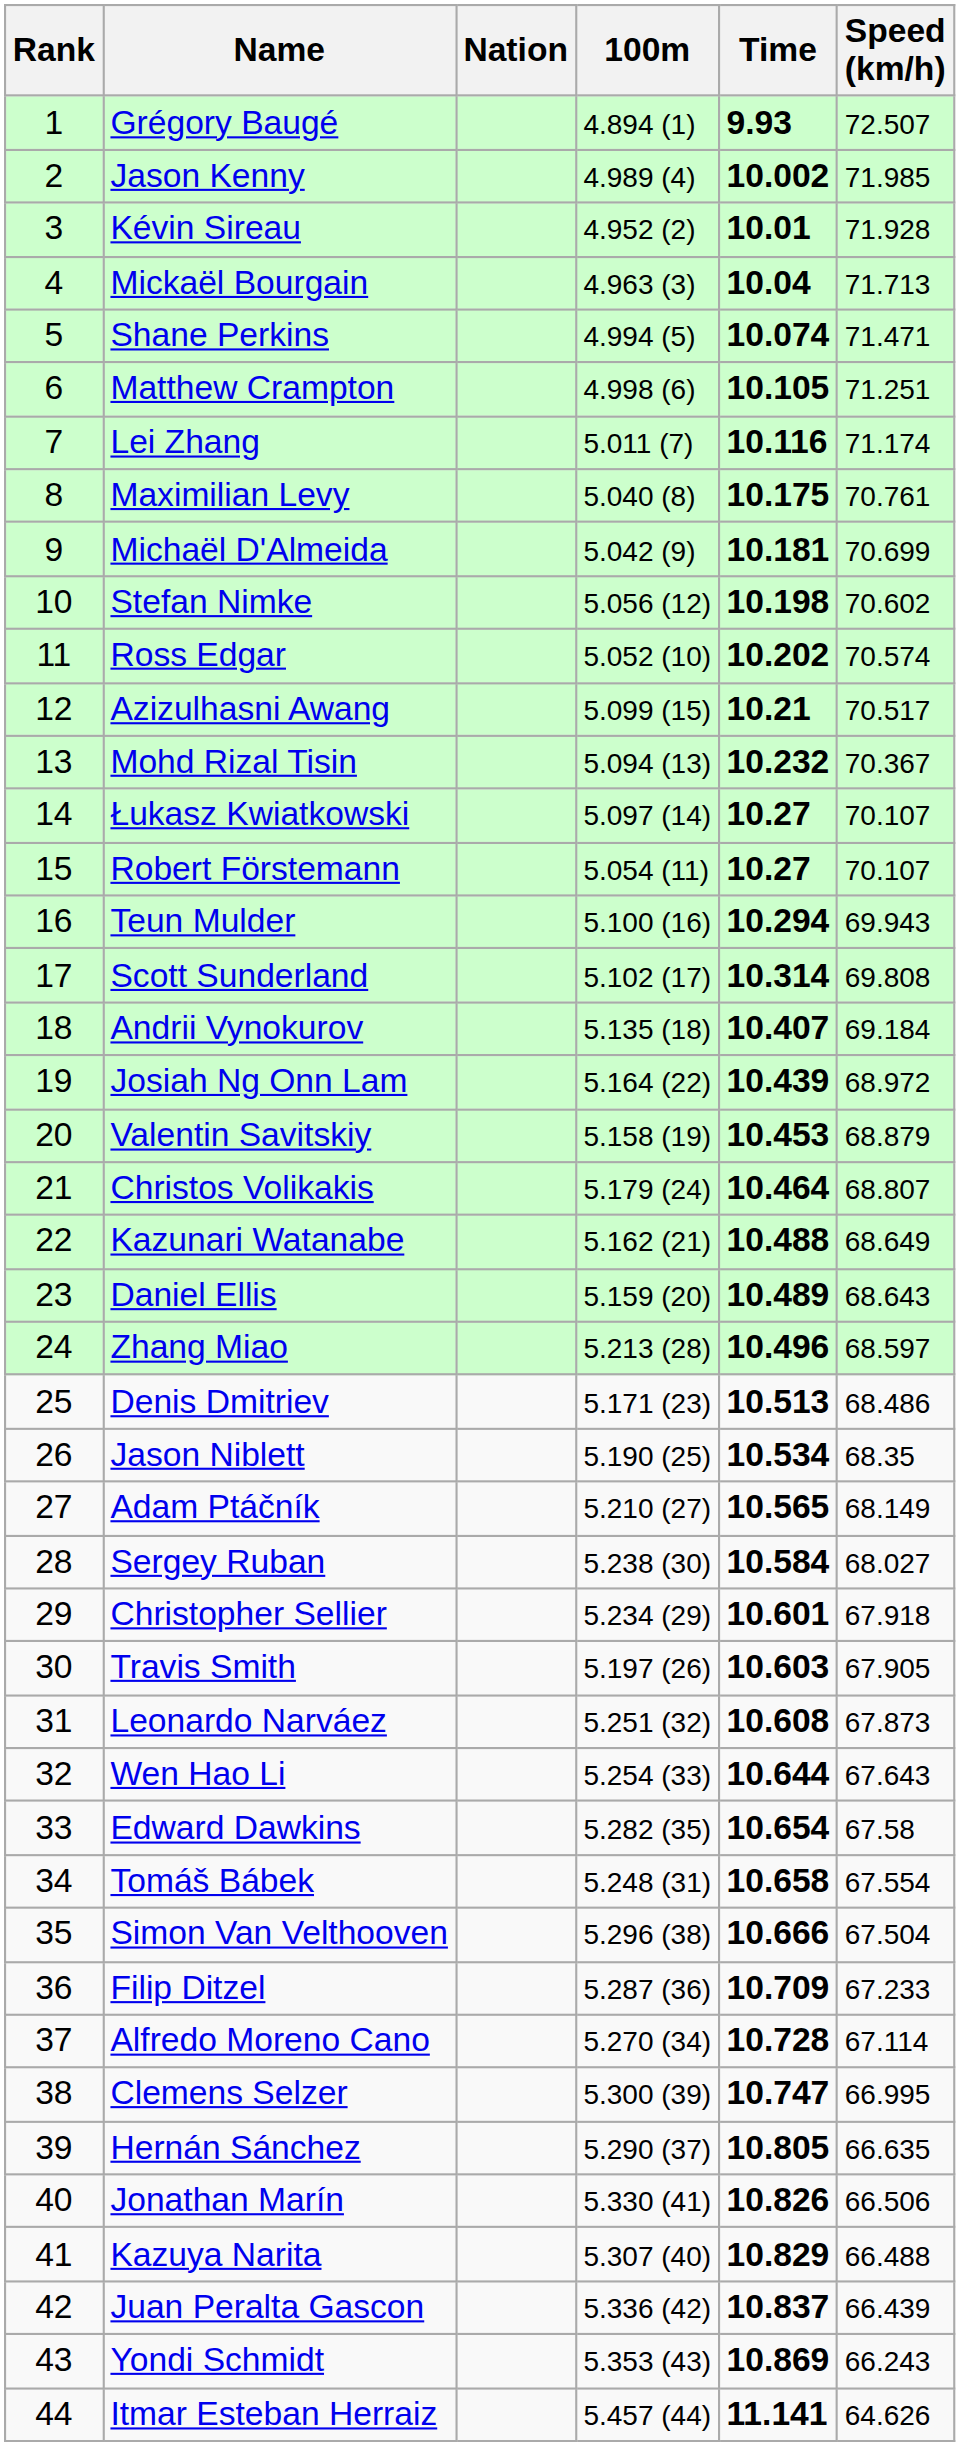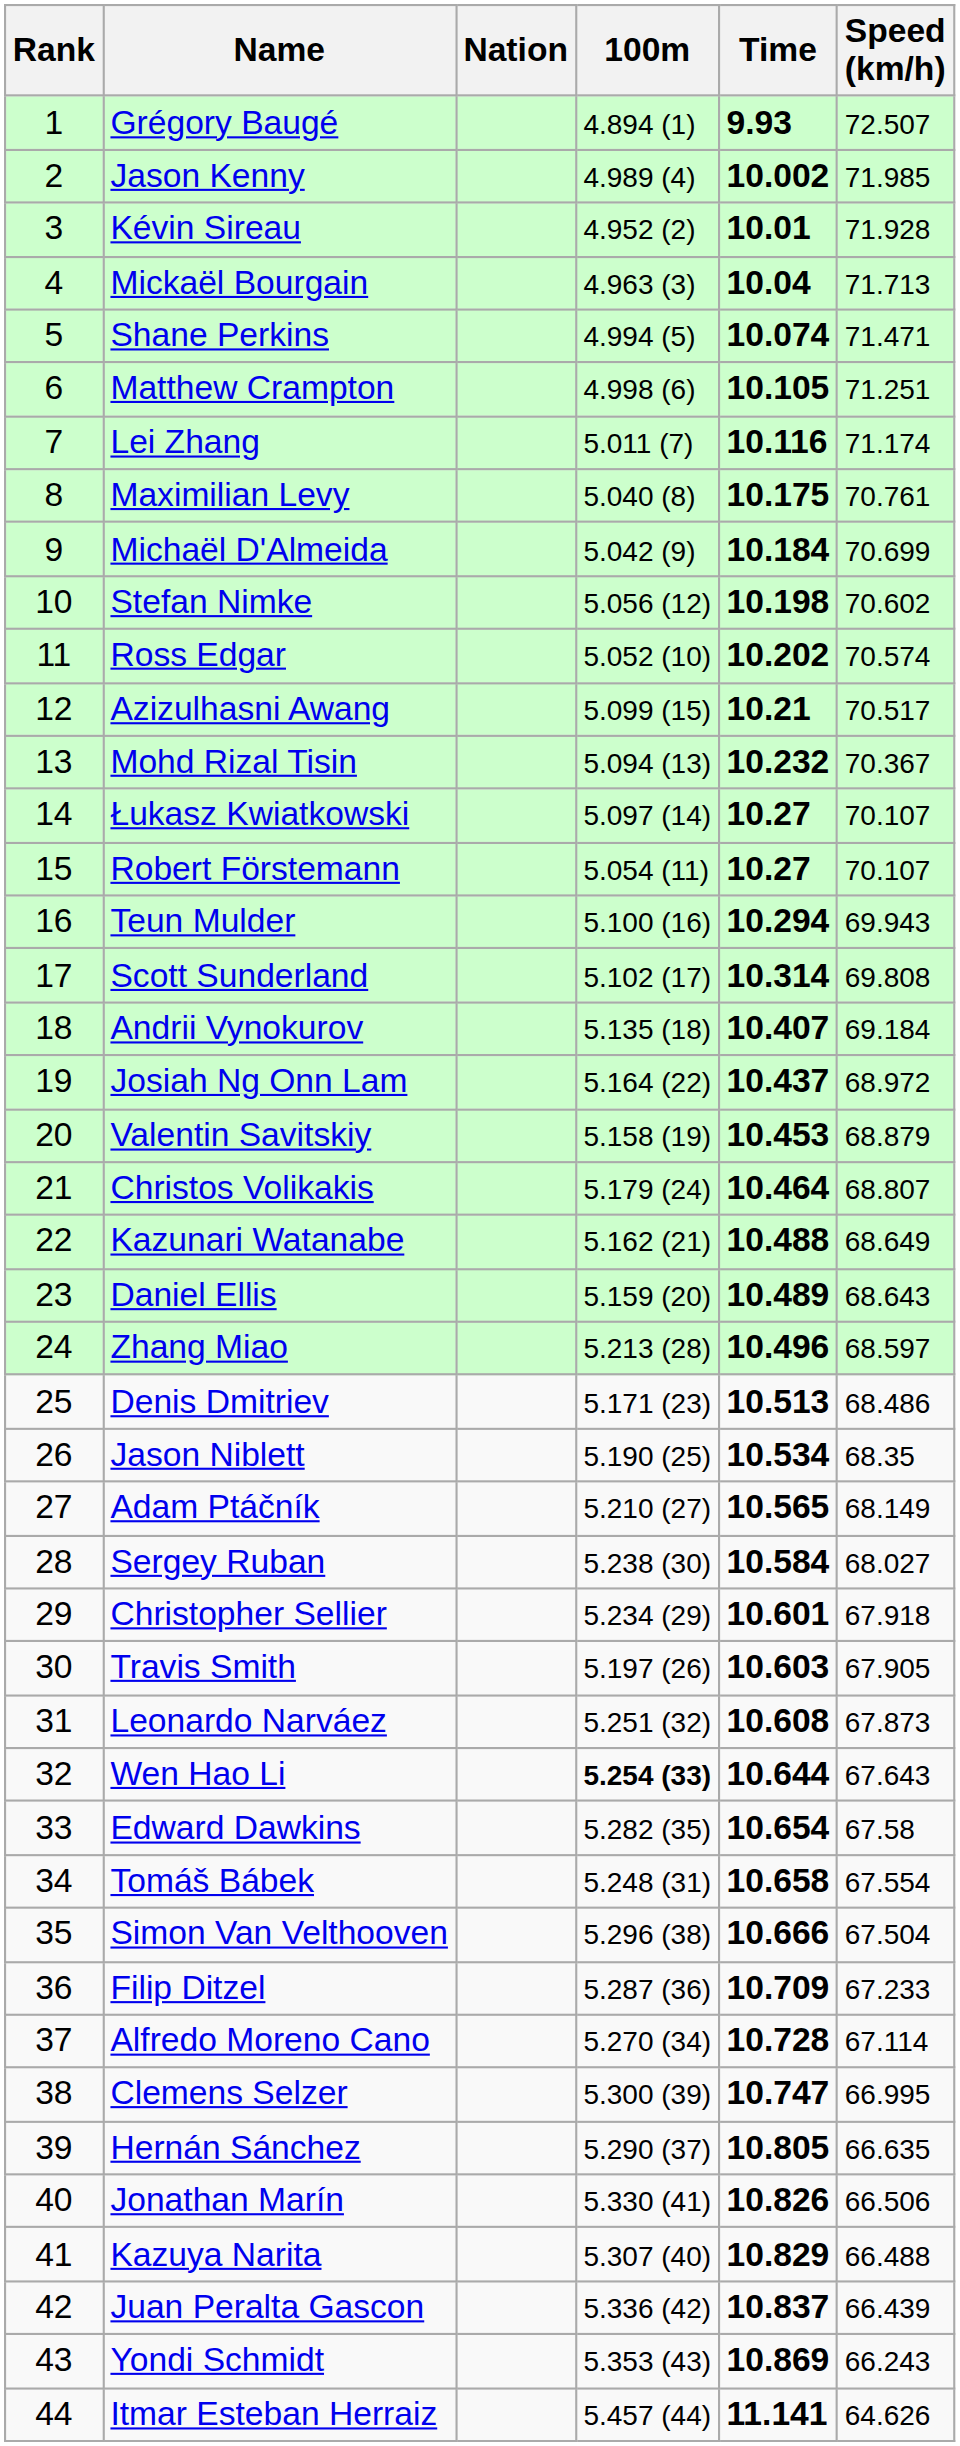(778, 548) 10.181 -> (778, 548) 10.184
(778, 1081) 10.439 -> (778, 1081) 10.437
(647, 1776) normal -> (647, 1774) bold
